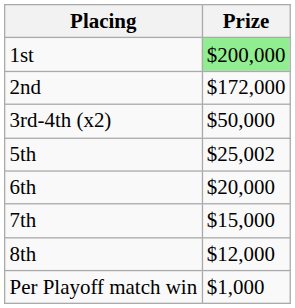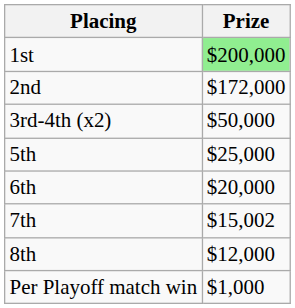(241, 154) $25,002 -> (241, 154) $25,000
(241, 220) $15,000 -> (241, 220) $15,002
